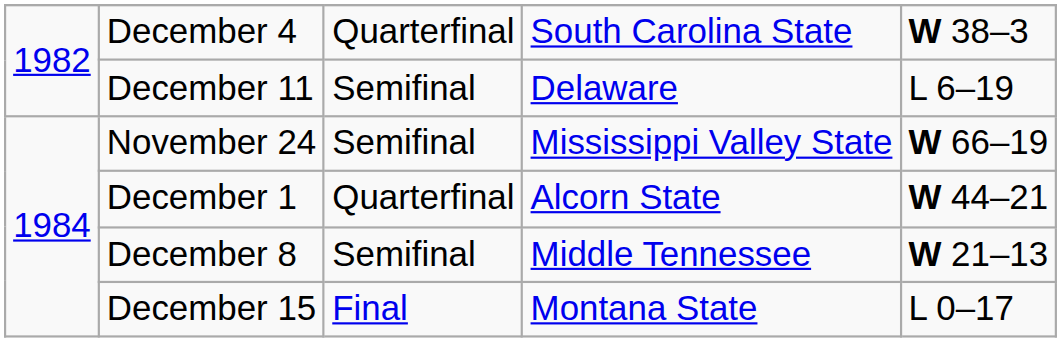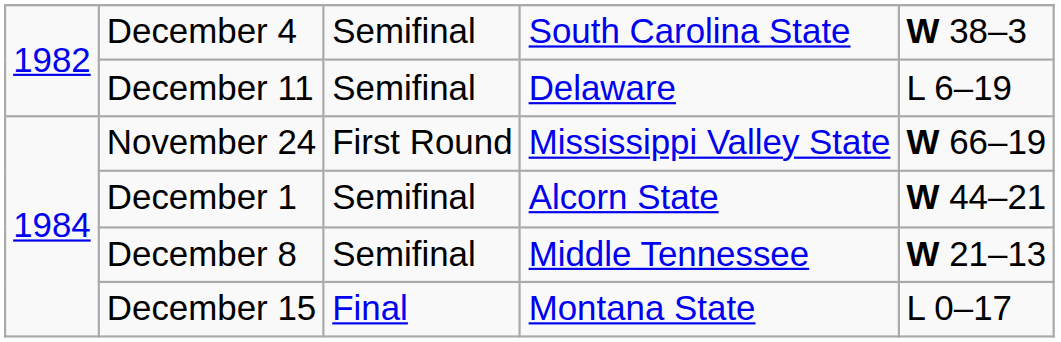(423, 32) Quarterfinal -> (404, 32) Semifinal
(404, 142) Semifinal -> (422, 142) First Round
(423, 198) Quarterfinal -> (404, 198) Semifinal
